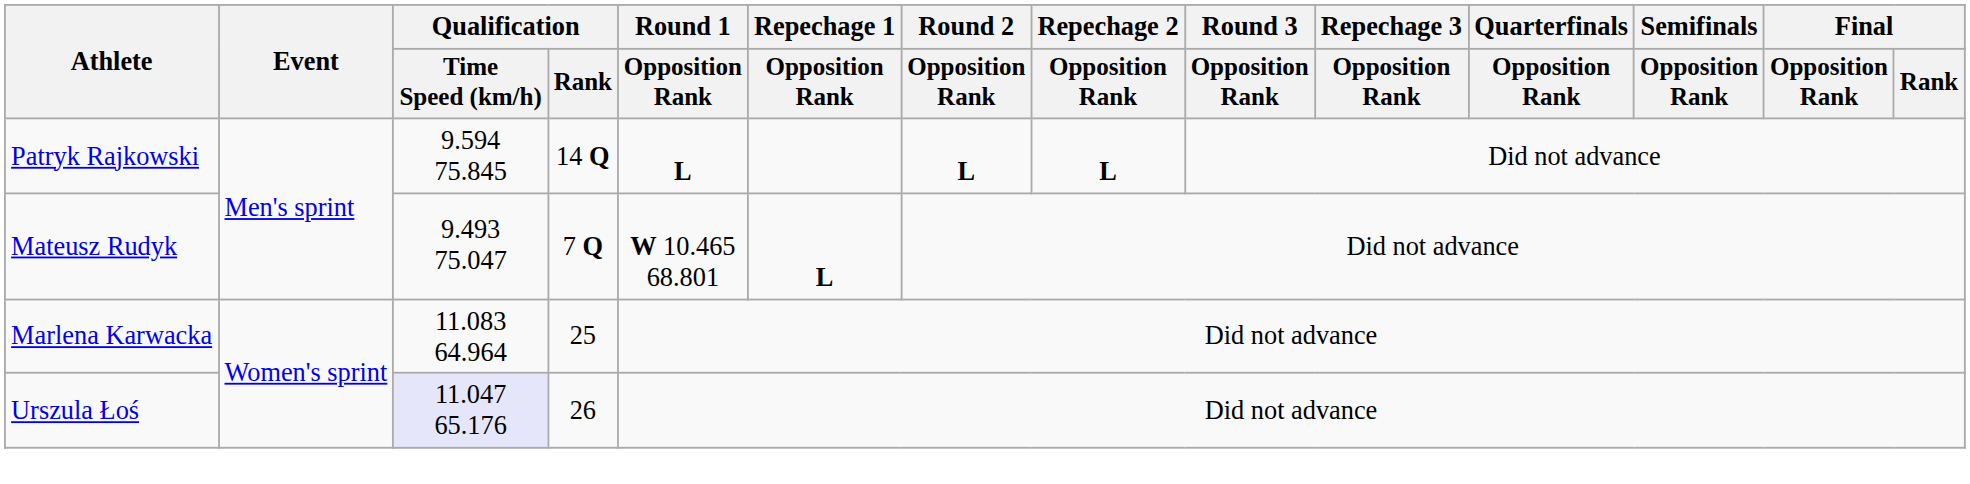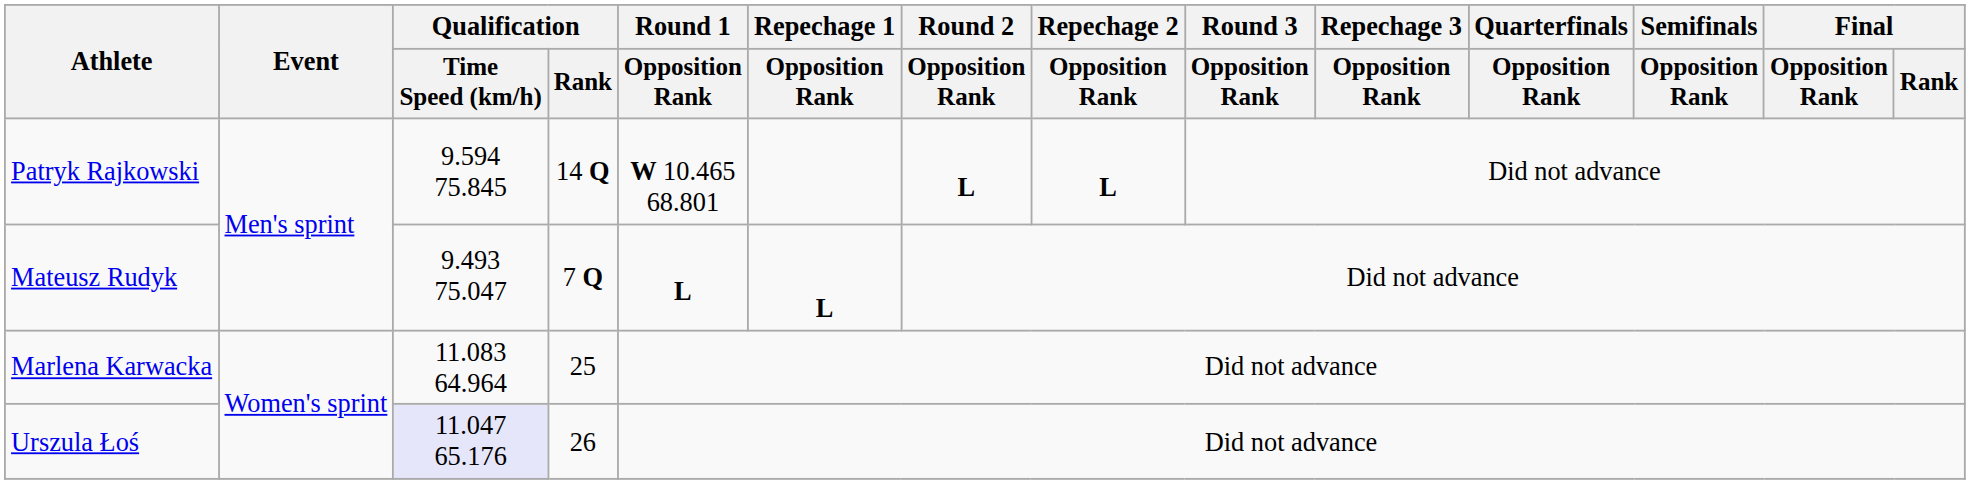(683, 171) L -> (683, 187) W 10.465 68.801
(683, 261) W 10.465 68.801 -> (683, 292) L
